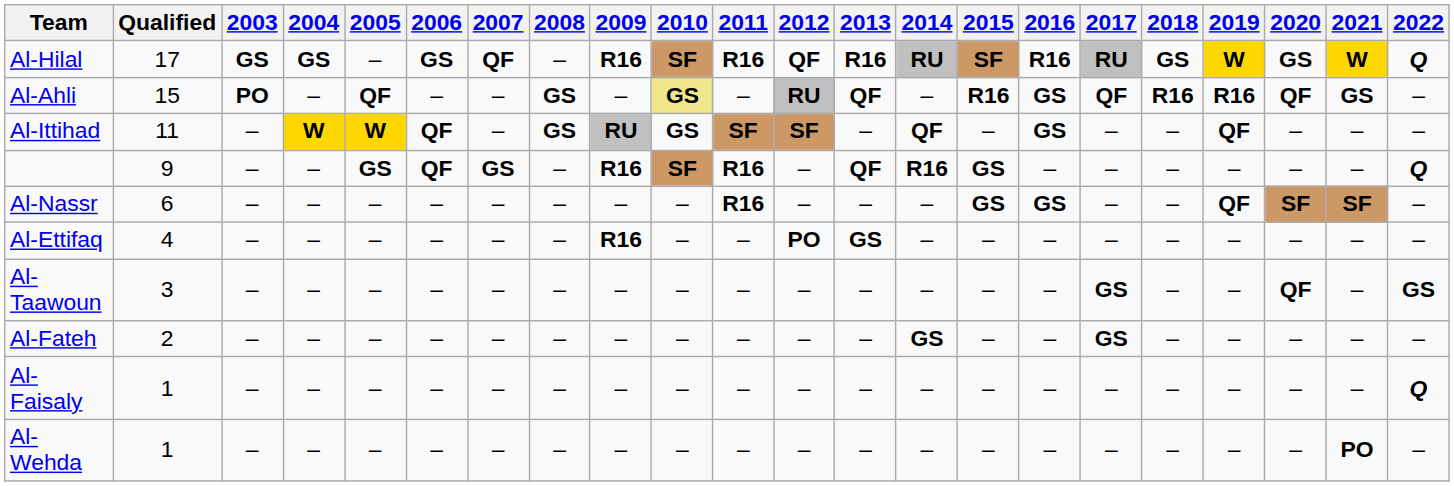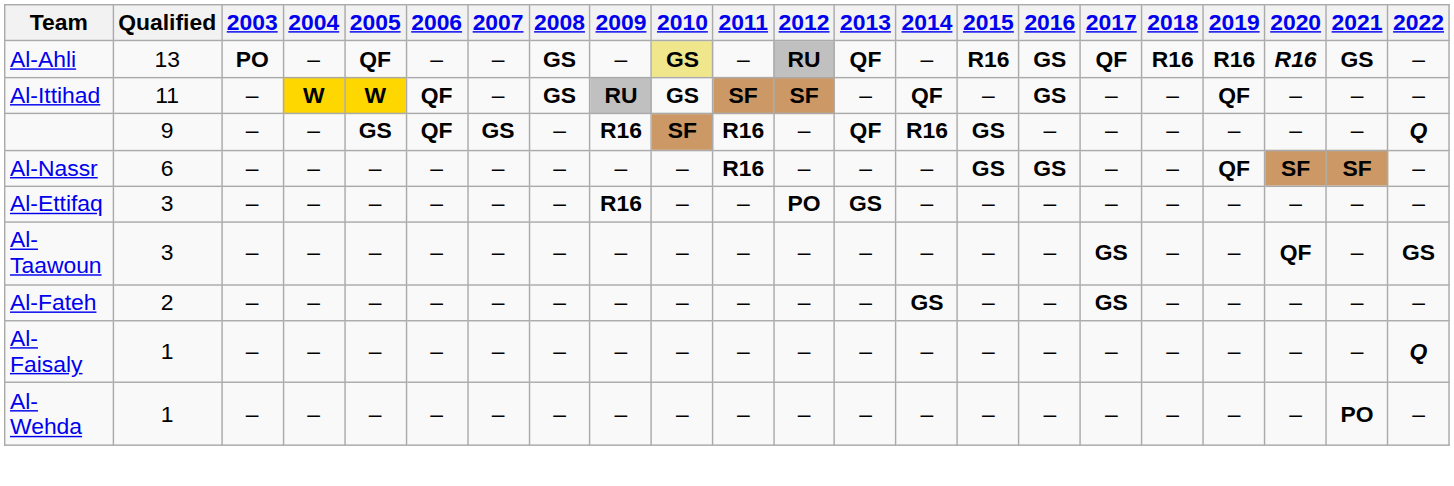- row: (46, 58)
(167, 95) 15 -> (167, 58) 13
(1296, 95) QF -> (1296, 58) R16
(167, 240) 4 -> (167, 204) 3
